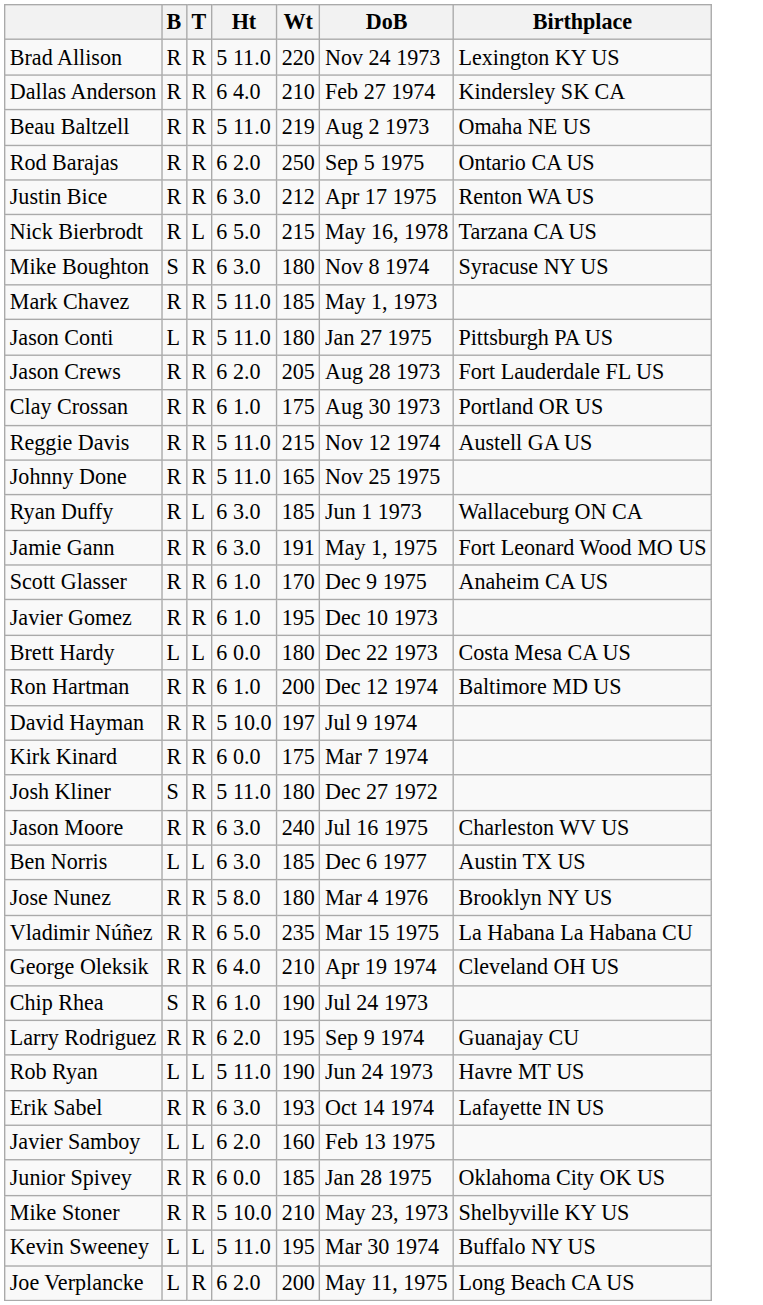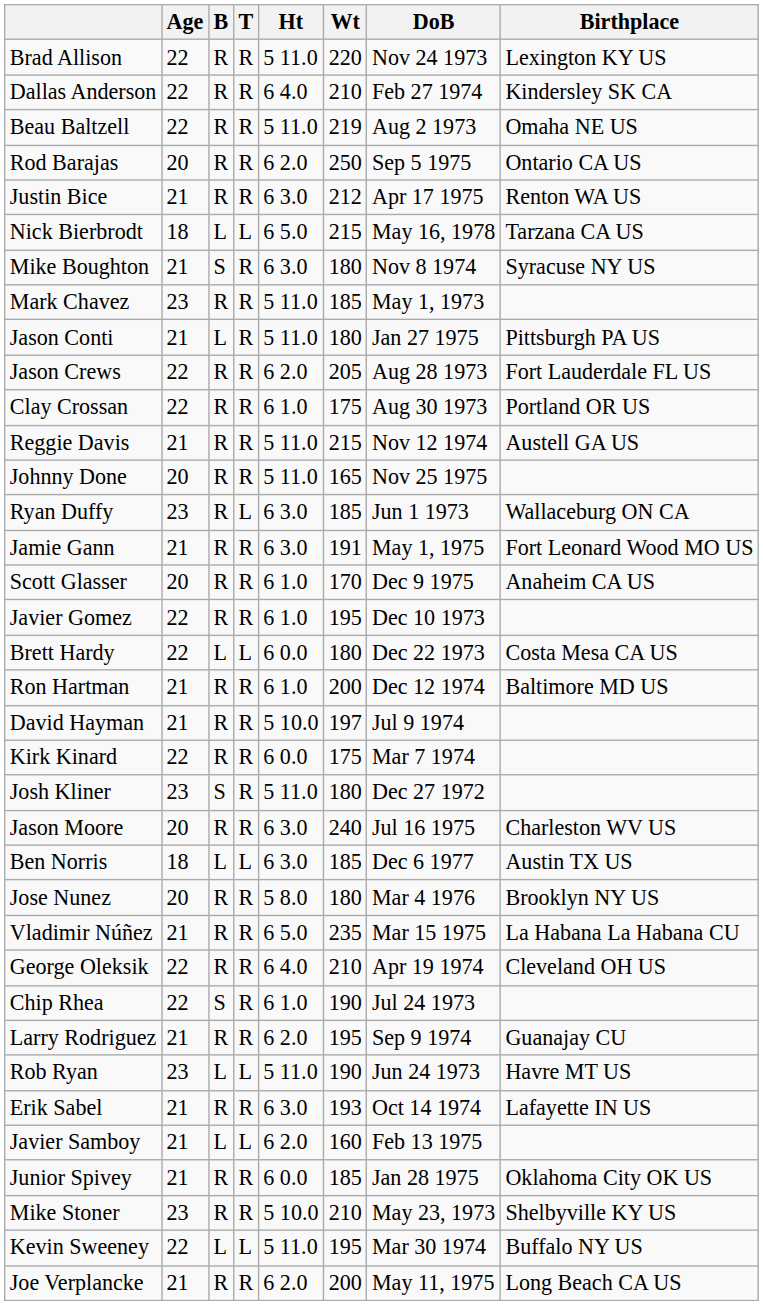+ column: (185, 22)
(174, 232) R -> (220, 232) L
(173, 1282) L -> (221, 1282) R
